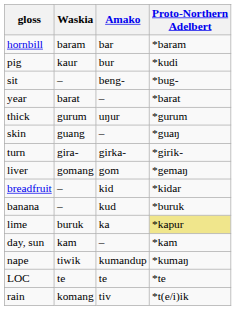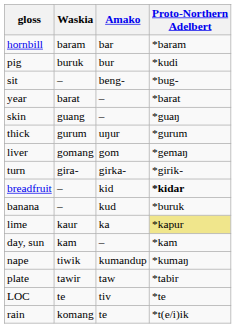(67, 62) kaur -> (70, 62) buruk
rows swapped: (16, 134) <-> (18, 116)
rows swapped: (17, 170) <-> (16, 152)
(167, 188) normal -> (168, 188) bold
(70, 224) buruk -> (67, 224) kaur
+ row: (18, 278)
(103, 278) te -> (105, 296) tiv
(105, 296) tiv -> (103, 314) te
